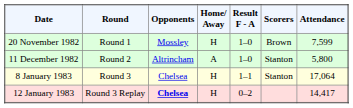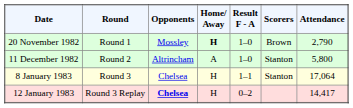(214, 42) normal -> (214, 42) bold
(322, 42) 7,599 -> (322, 42) 2,790
